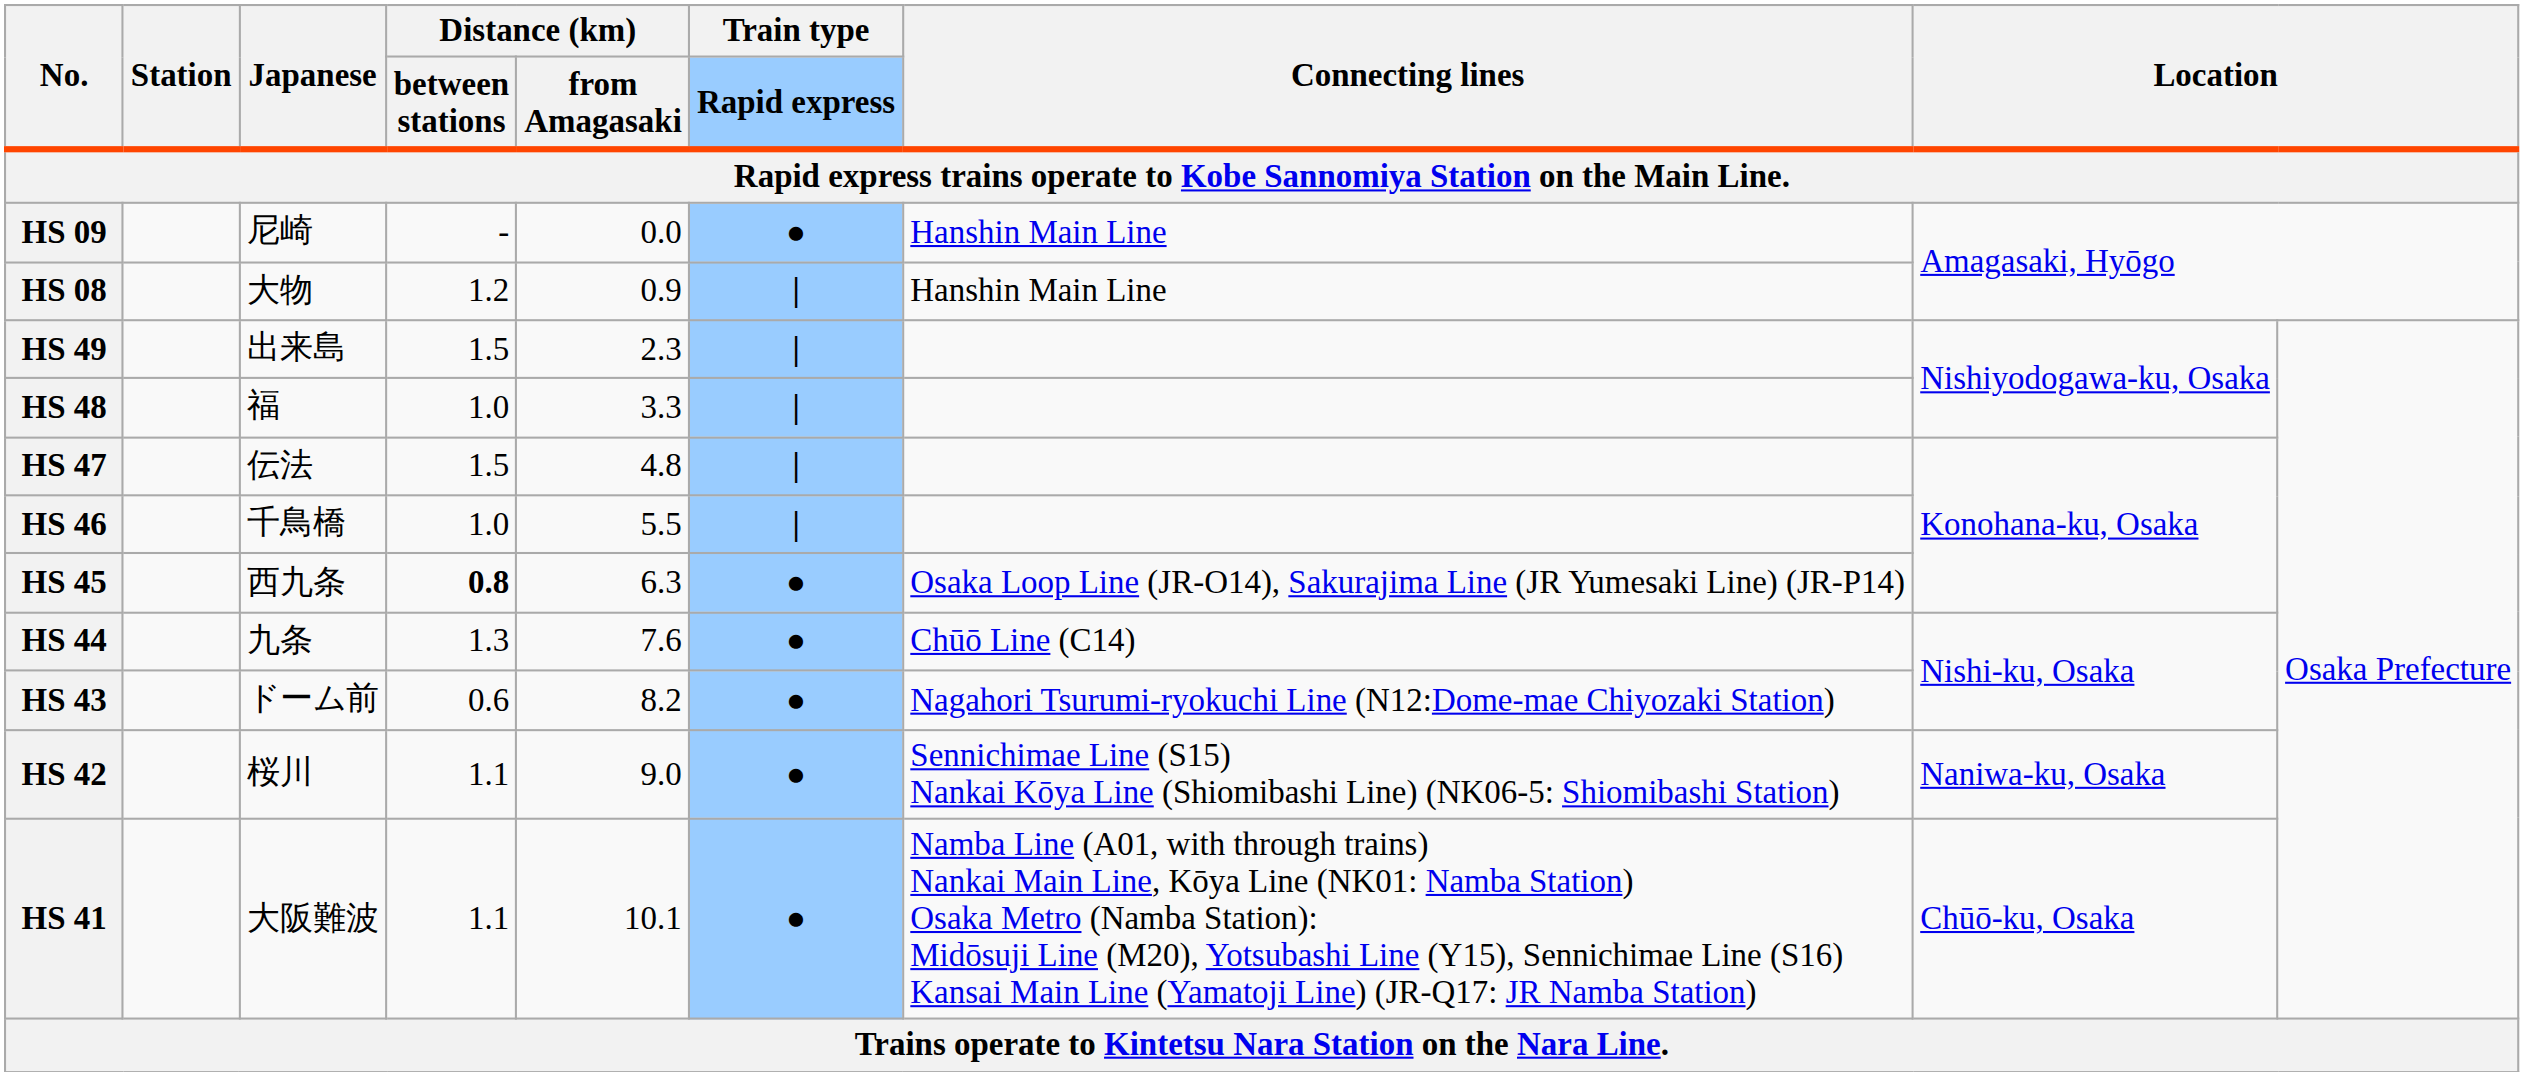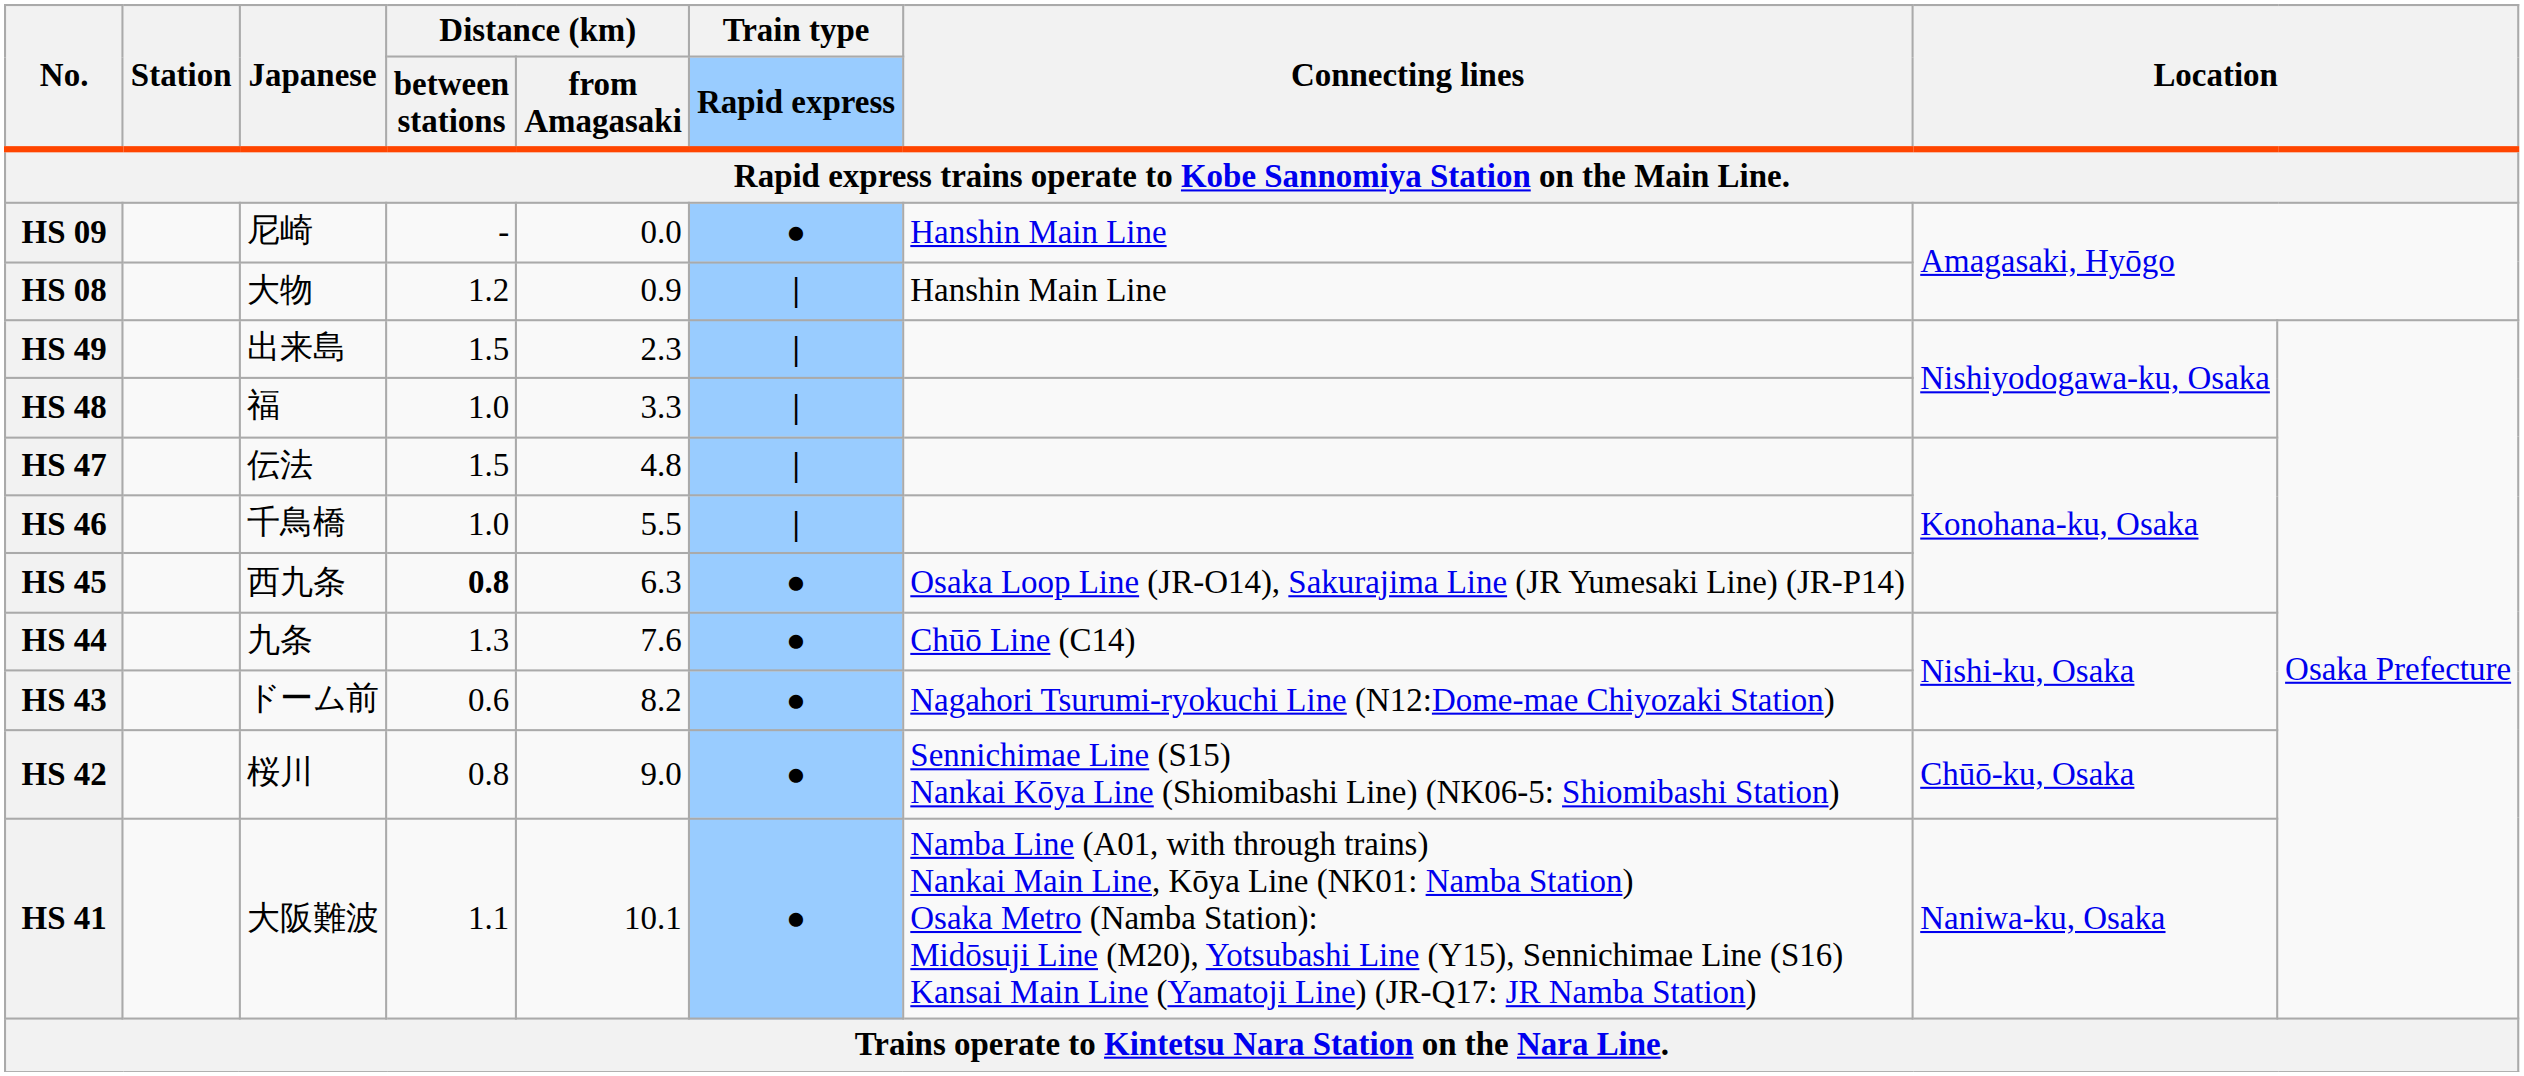(489, 773) 1.1 -> (489, 773) 0.8
(2043, 773) Naniwa-ku, Osaka -> (2027, 773) Chūō-ku, Osaka
(2027, 918) Chūō-ku, Osaka -> (2043, 918) Naniwa-ku, Osaka
